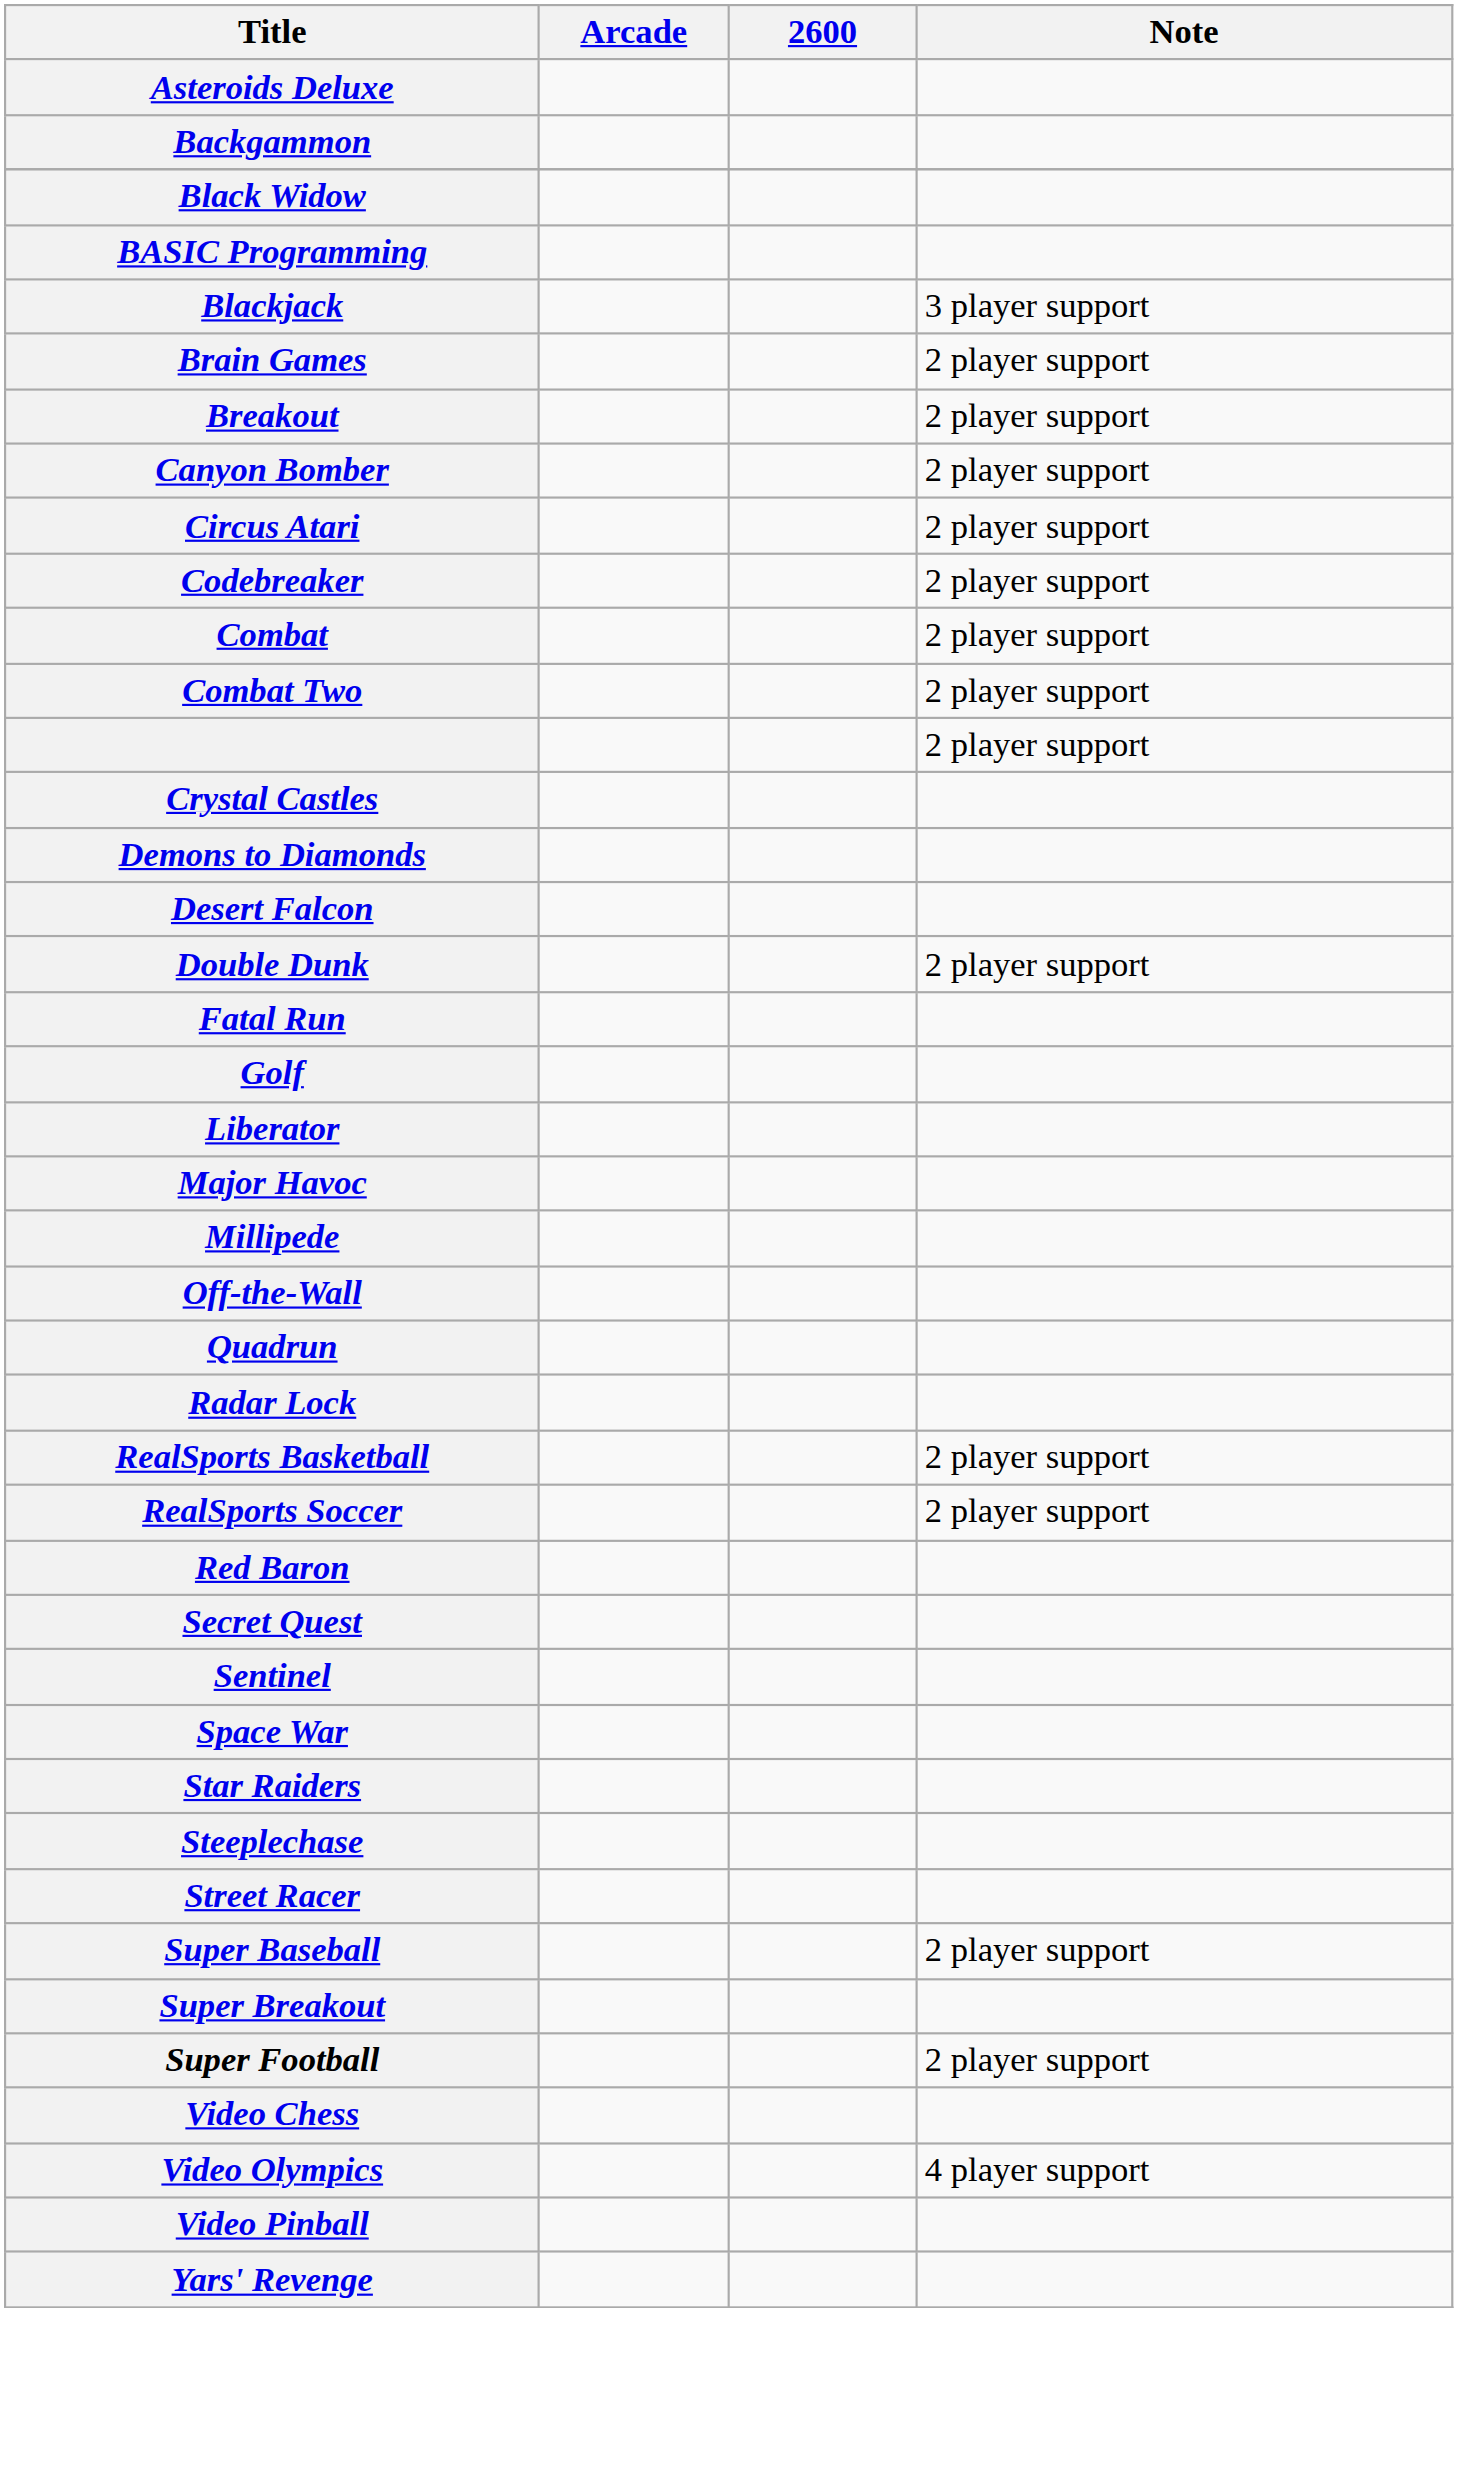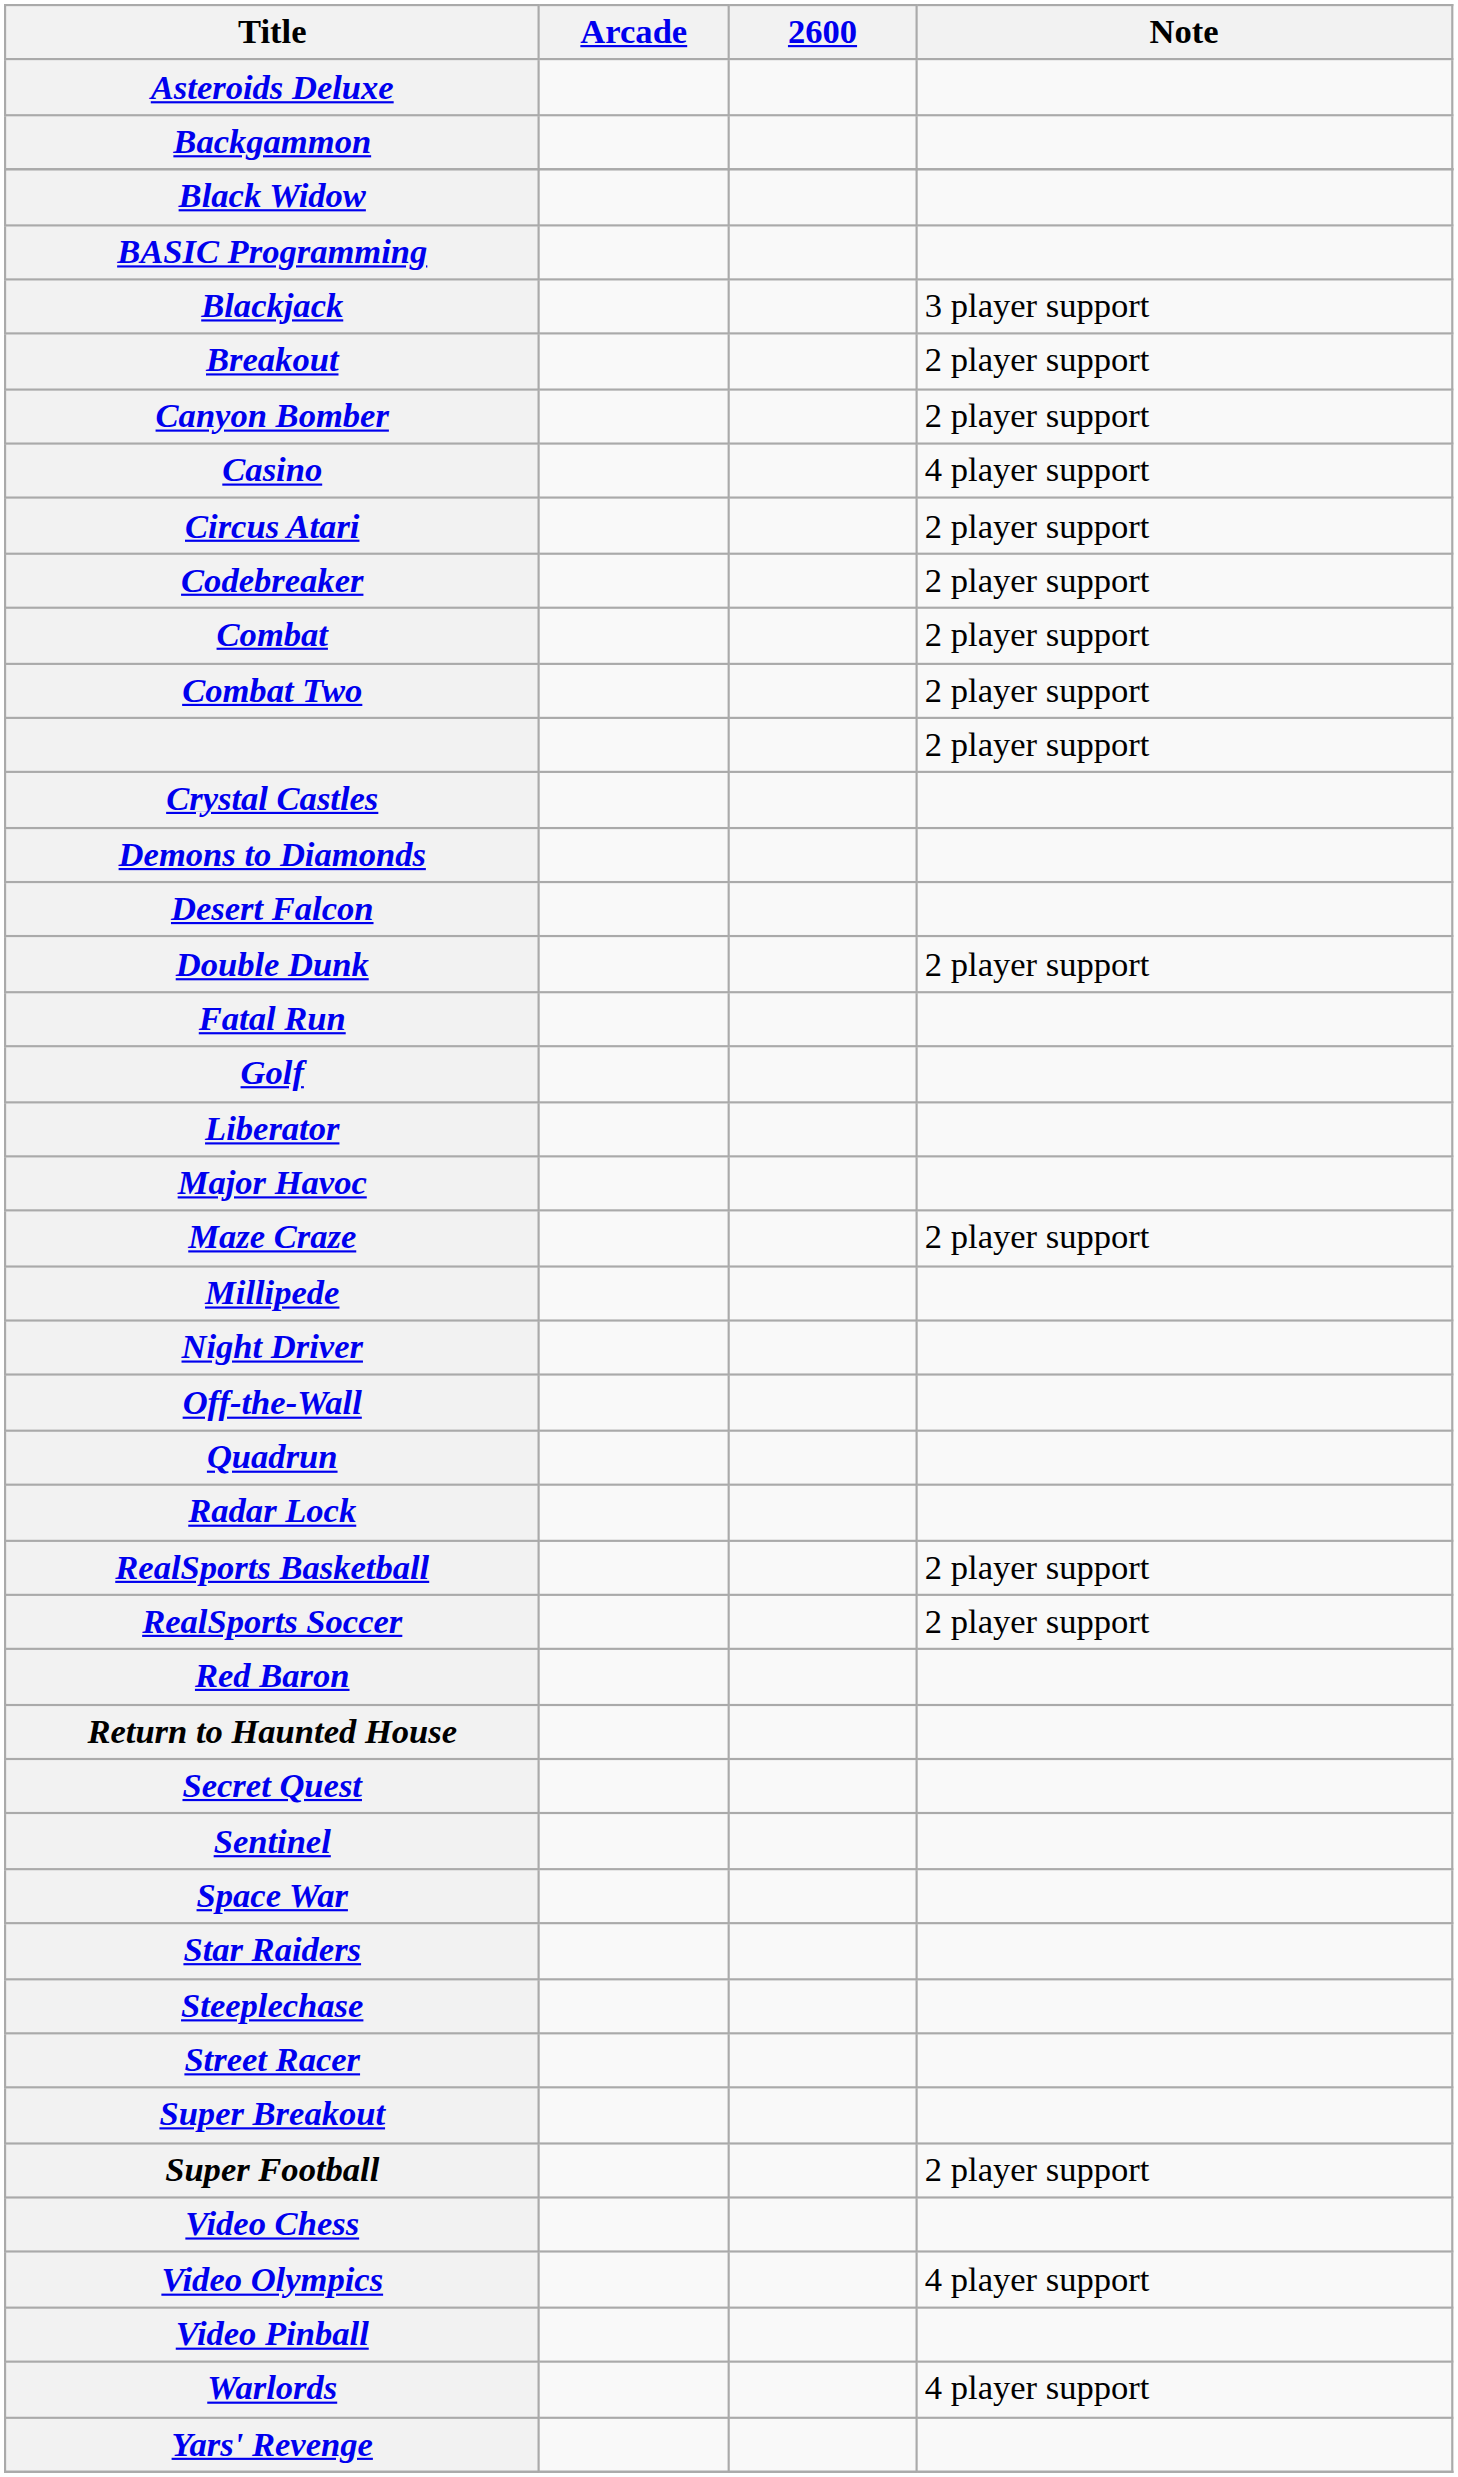- row: (272, 360)
+ row: (272, 470)
+ row: (272, 1237)
+ row: (272, 1347)
+ row: (272, 1731)
- row: (272, 1950)
+ row: (272, 2388)
